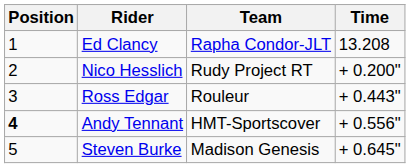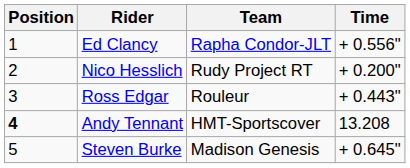(364, 44) 13.208 -> (370, 44) + 0.556"
(370, 123) + 0.556" -> (364, 123) 13.208
